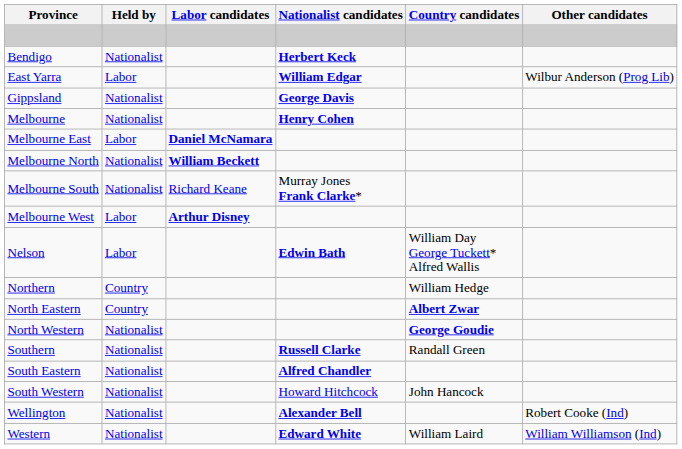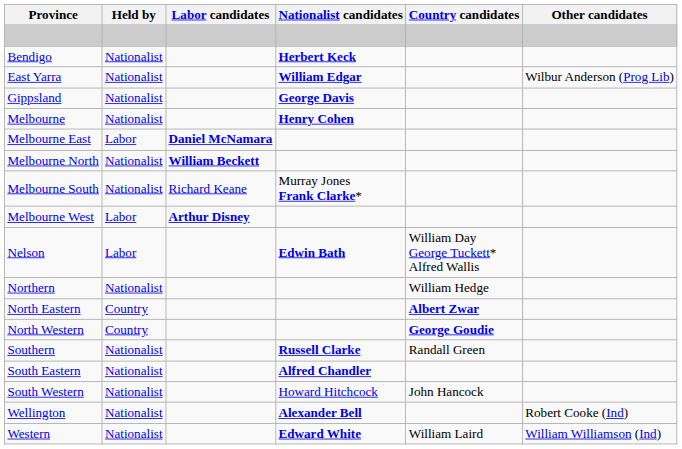(121, 77) Labor -> (134, 77) Nationalist
(126, 288) Country -> (134, 288) Nationalist
(134, 329) Nationalist -> (126, 329) Country
